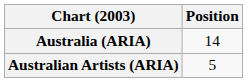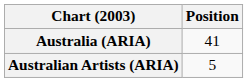(212, 41) 14 -> (212, 41) 41
